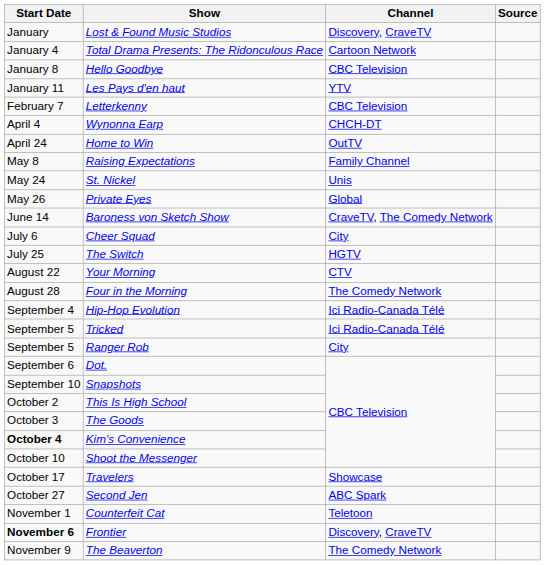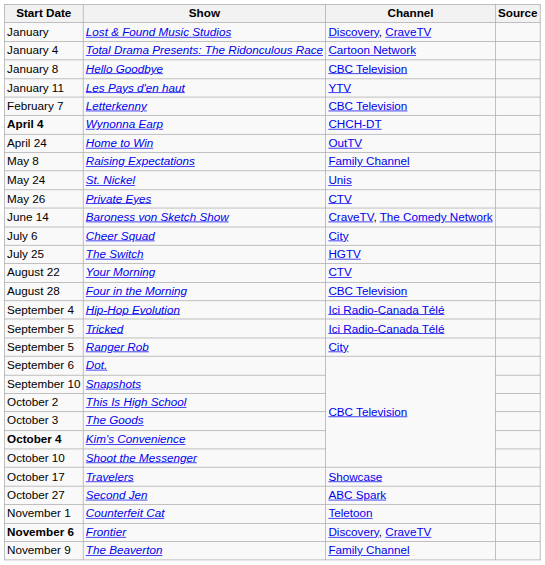(24, 124) normal -> (25, 124) bold
(345, 198) Global -> (340, 198) CTV
(385, 291) The Comedy Network -> (368, 291) CBC Television
(385, 550) The Comedy Network -> (369, 550) Family Channel
